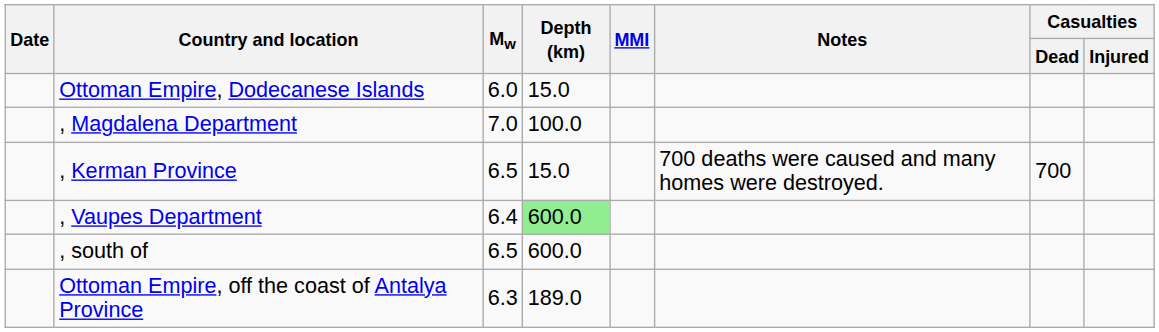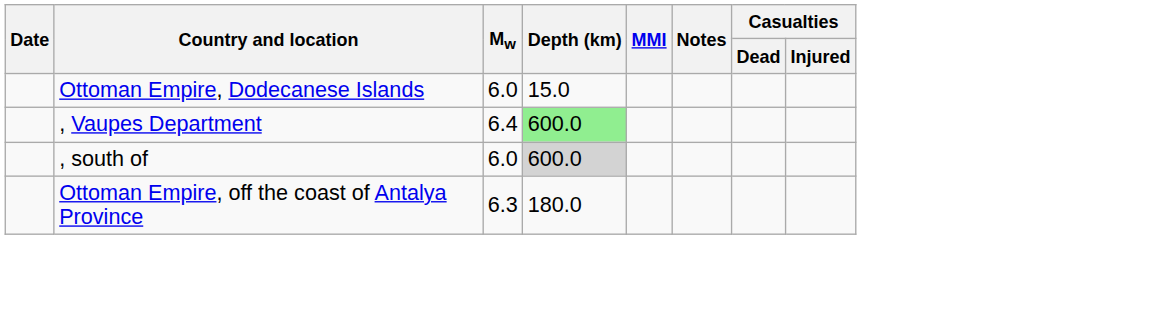- row: (178, 124)
- row: (148, 170)
(503, 251) 6.5 -> (503, 158) 6.0
(555, 251) no background -> (555, 158) lightgrey background
(555, 297) 189.0 -> (555, 205) 180.0
